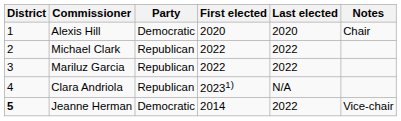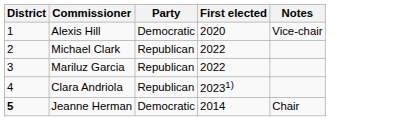- column: (305, 13)
(357, 31) Chair -> (297, 31) Vice-chair
(368, 106) Vice-chair -> (286, 106) Chair
